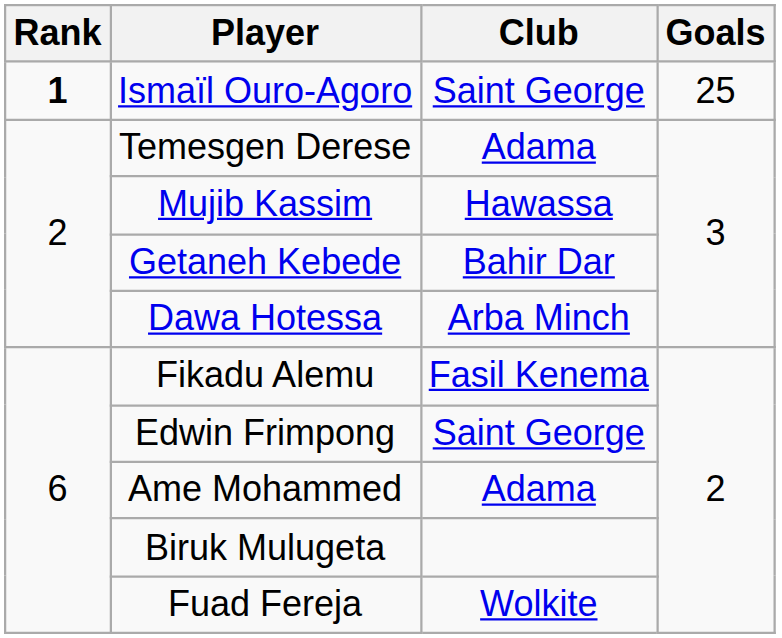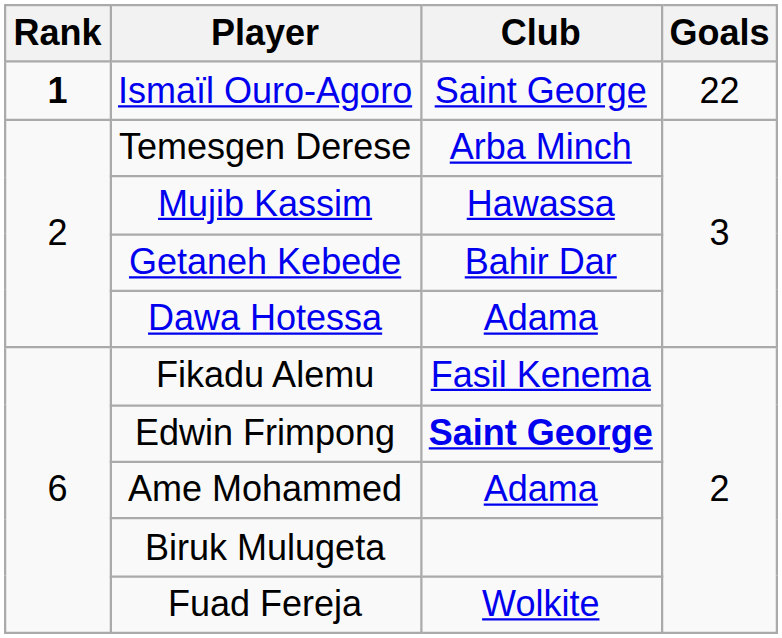(715, 90) 25 -> (719, 90) 22
(539, 147) Adama -> (541, 147) Arba Minch
(539, 318) Arba Minch -> (541, 318) Adama
(539, 432) normal -> (541, 432) bold
